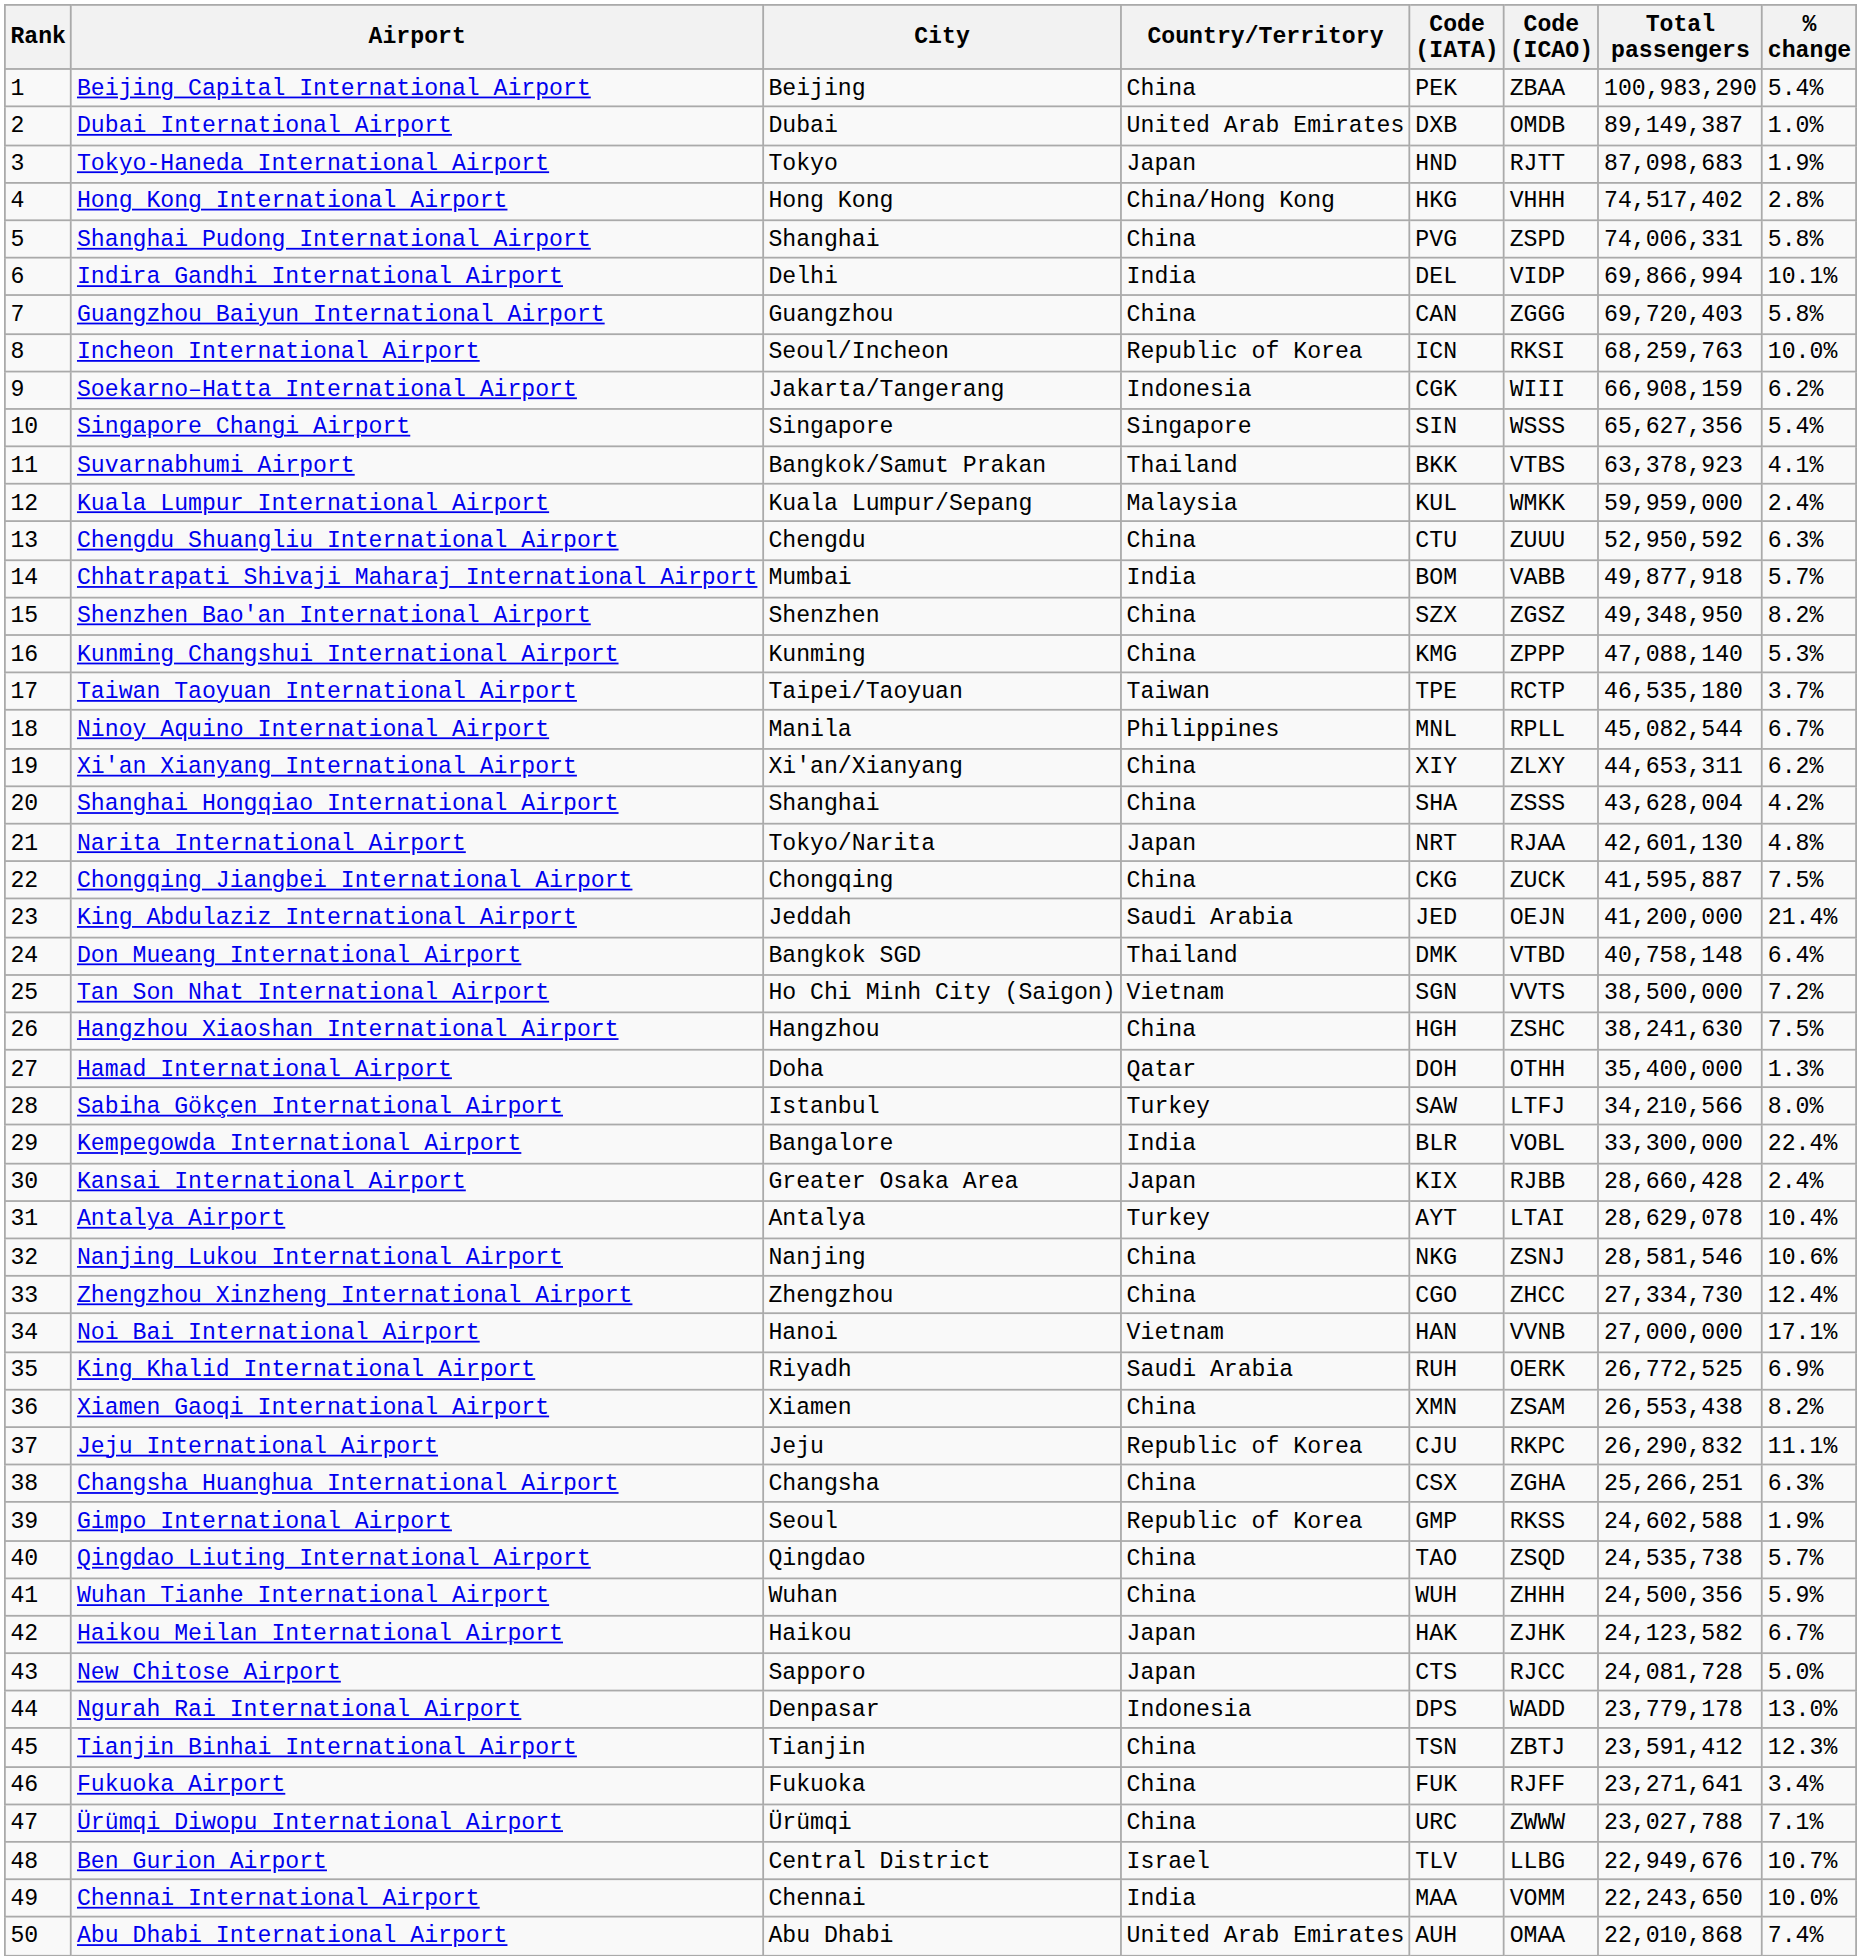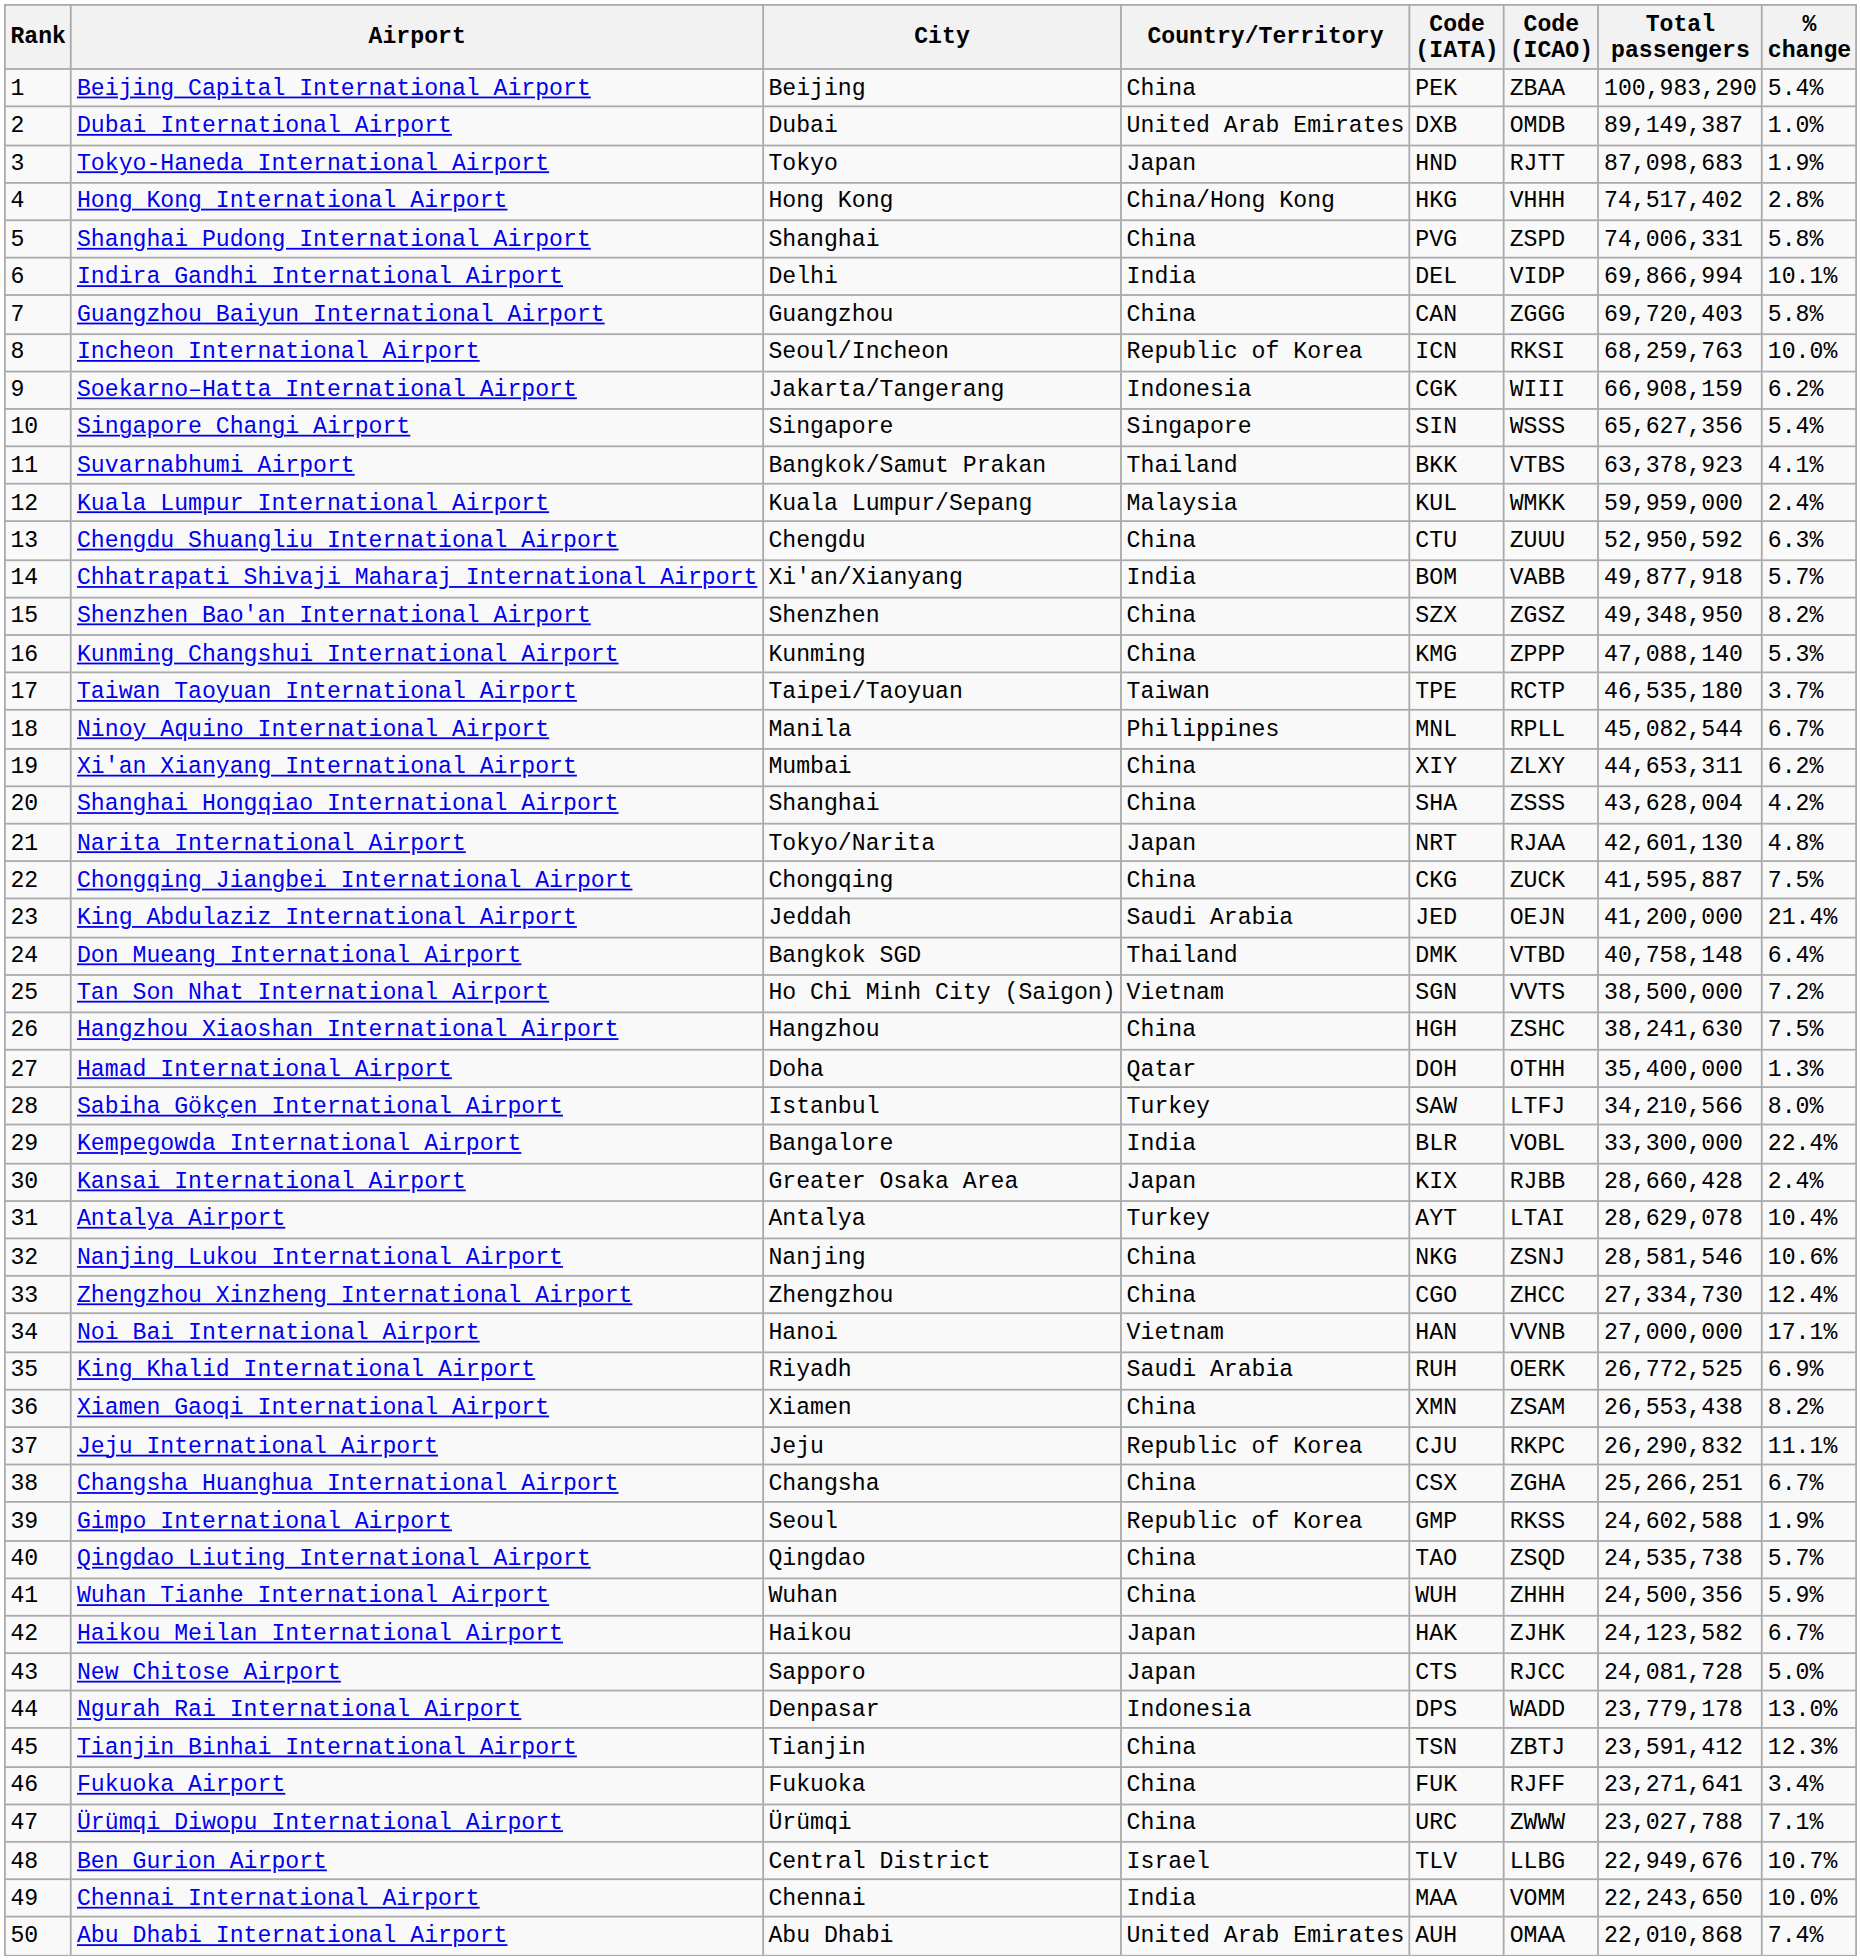(810, 578) Mumbai -> (866, 578) Xi'an/Xianyang
(866, 767) Xi'an/Xianyang -> (810, 767) Mumbai
(1796, 1484) 6.3% -> (1796, 1484) 6.7%
